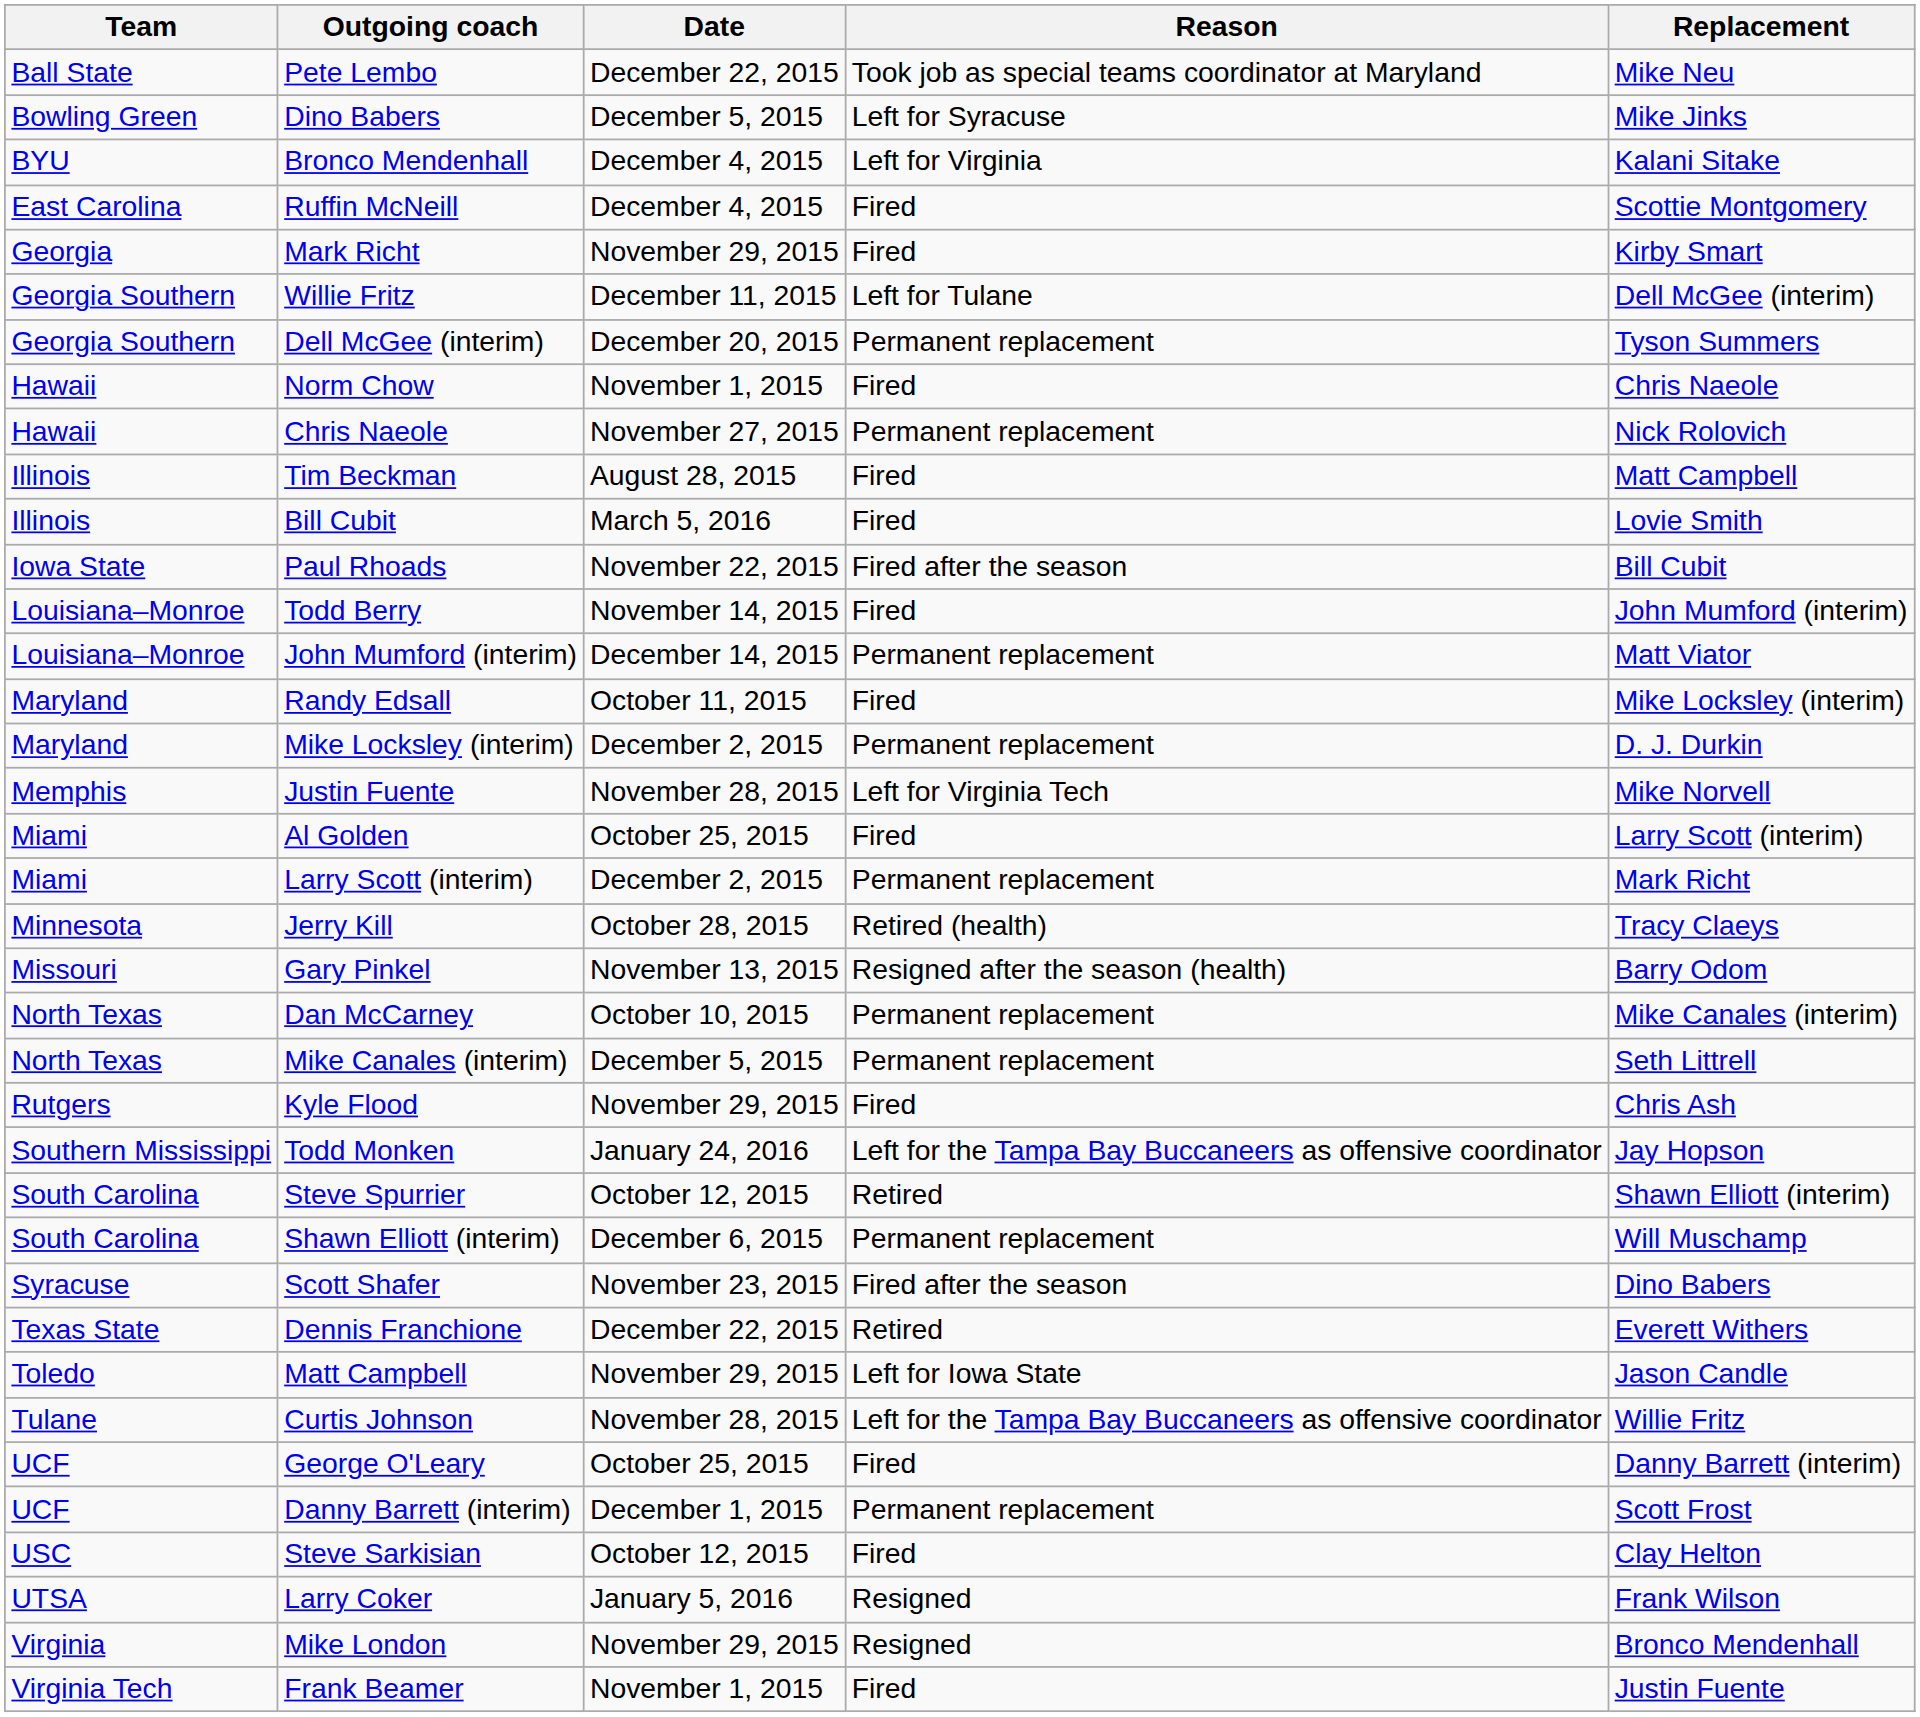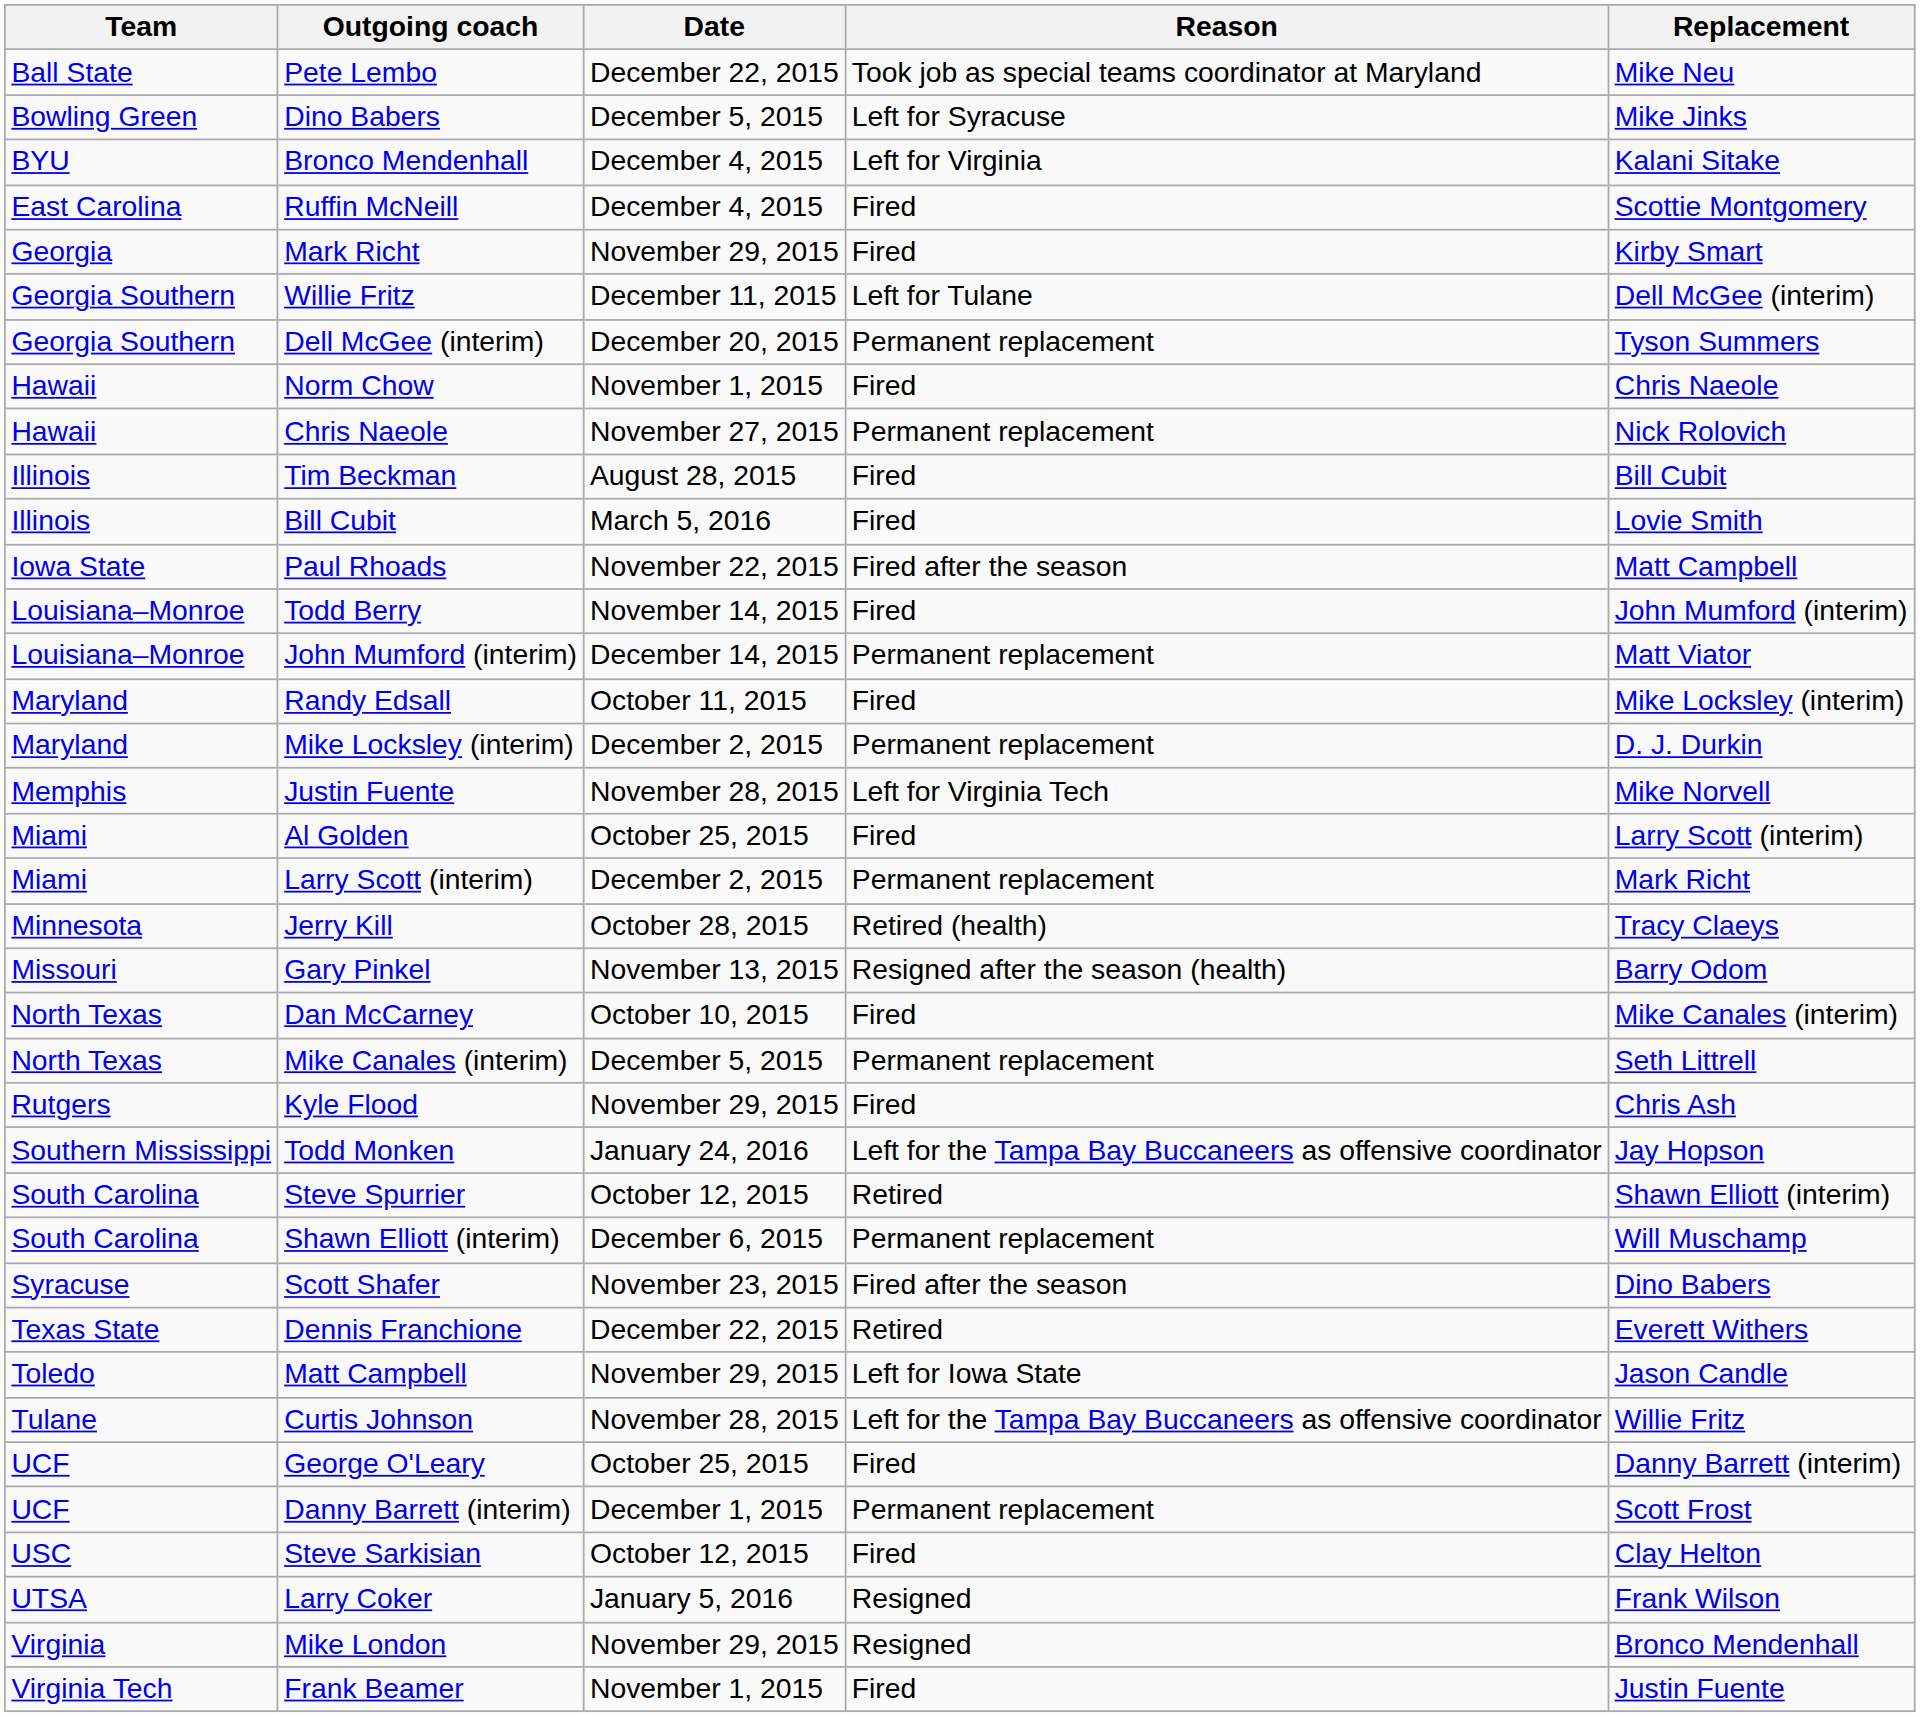(1706, 476) Matt Campbell -> (1671, 476) Bill Cubit
(1671, 565) Bill Cubit -> (1706, 565) Matt Campbell
(1003, 1015) Permanent replacement -> (884, 1015) Fired
